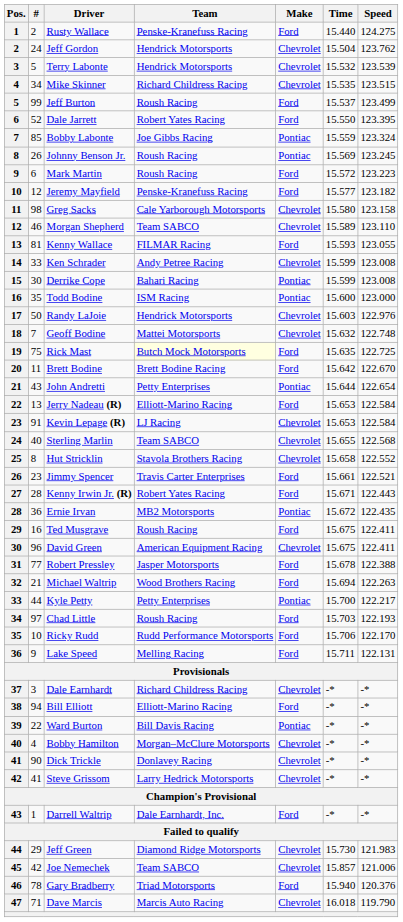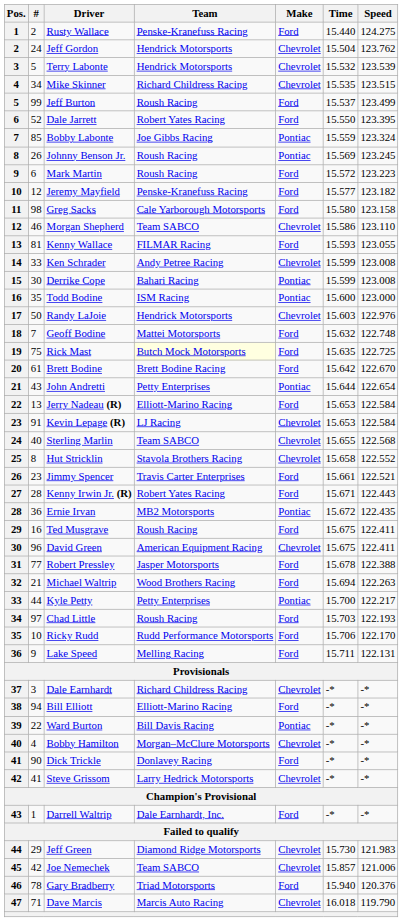(299, 209) Chevrolet -> (288, 209) Ford
(341, 227) 15.589 -> (341, 227) 15.586
(299, 333) Chevrolet -> (288, 333) Ford
(36, 369) 11 -> (36, 369) 61
(299, 760) Chevrolet -> (288, 760) Ford
